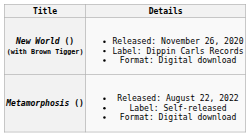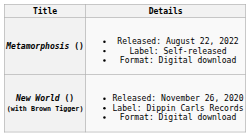rows swapped: (45, 46) <-> (45, 103)
